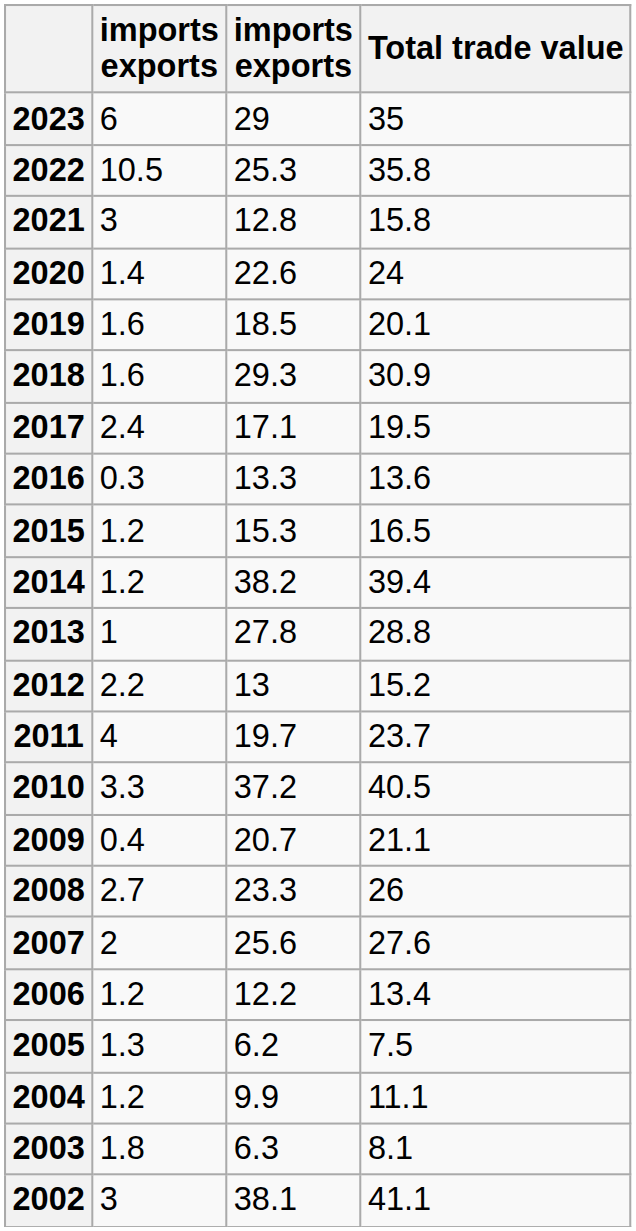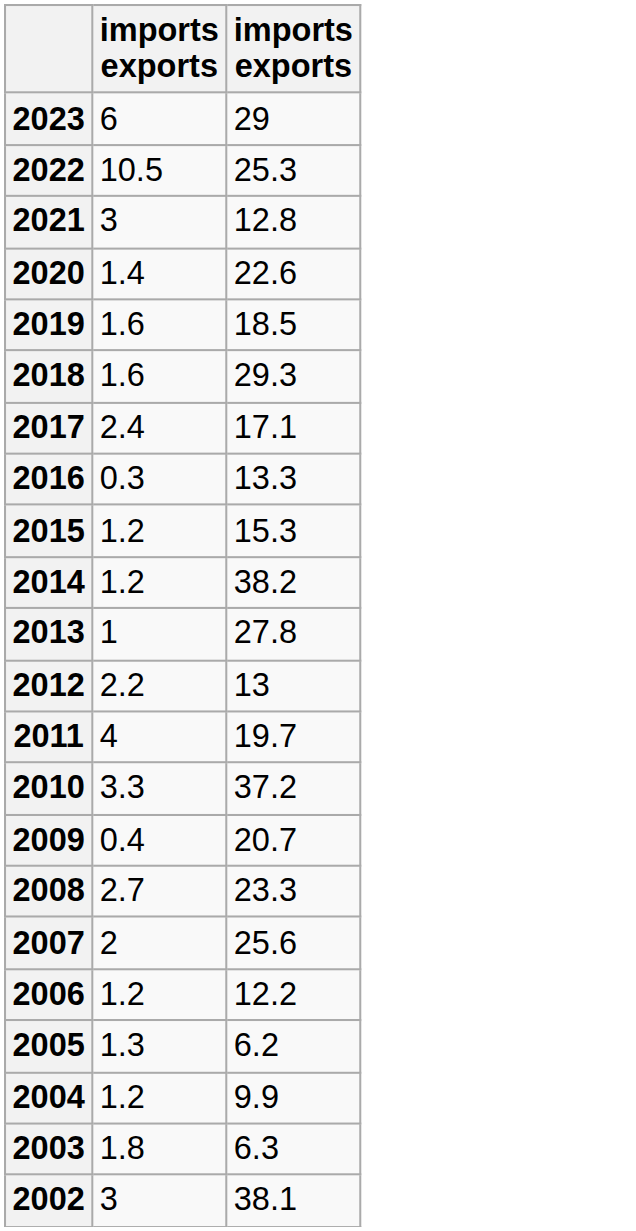- column: (496, 48)
